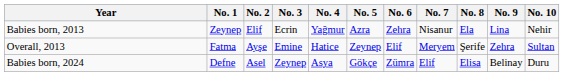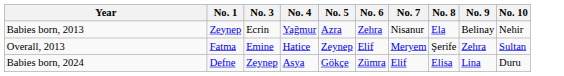- column: (258, 12)
(499, 29) Lina -> (478, 29) Belinay
(506, 63) Belinay -> (471, 63) Lina
